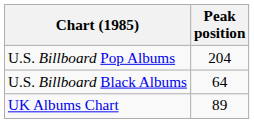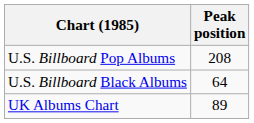(220, 57) 204 -> (220, 57) 208
